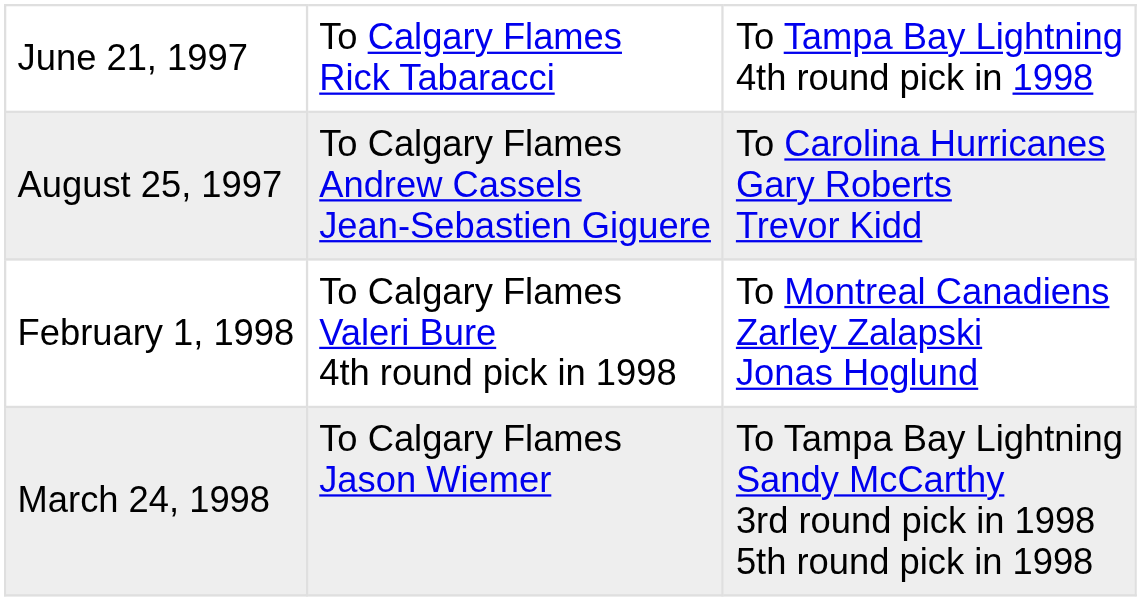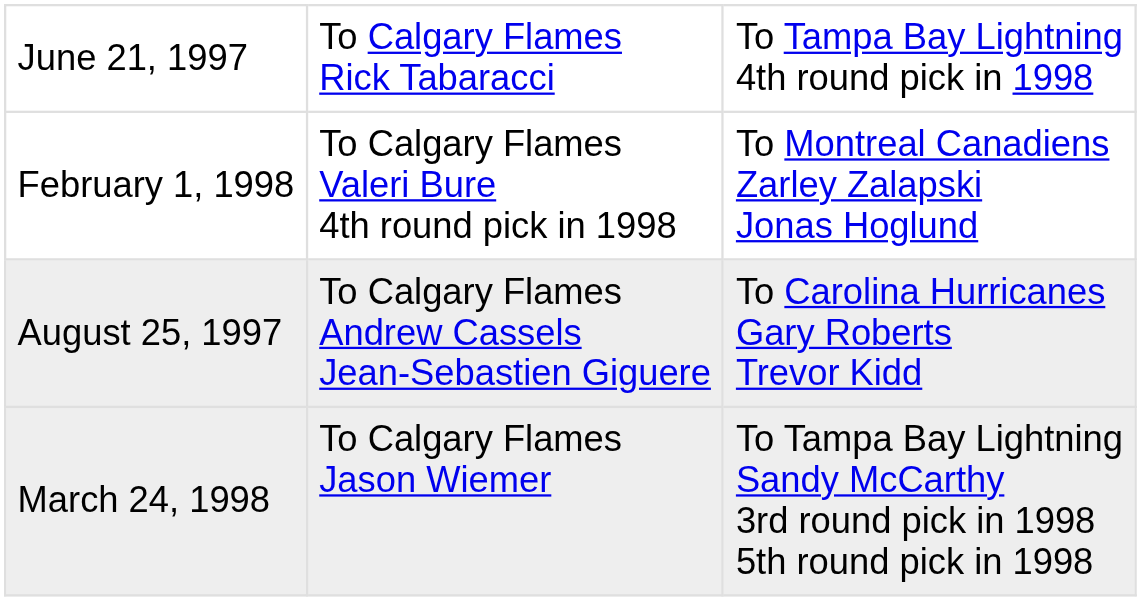rows swapped: (150, 184) <-> (156, 332)
